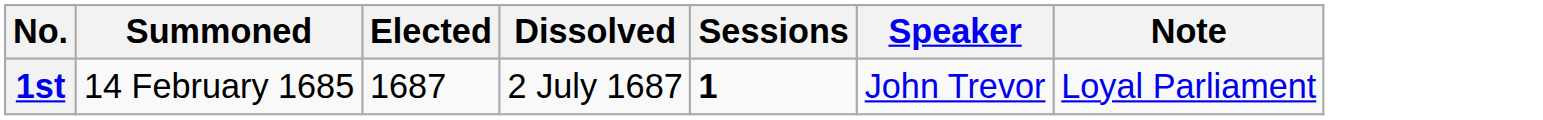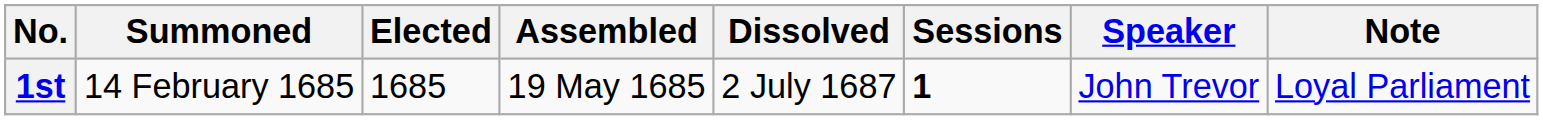+ column: (607, 31)
(408, 85) 1687 -> (408, 85) 1685
